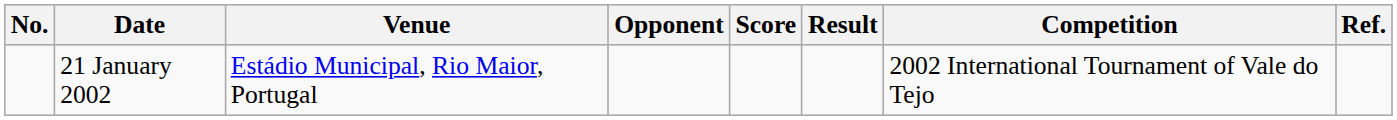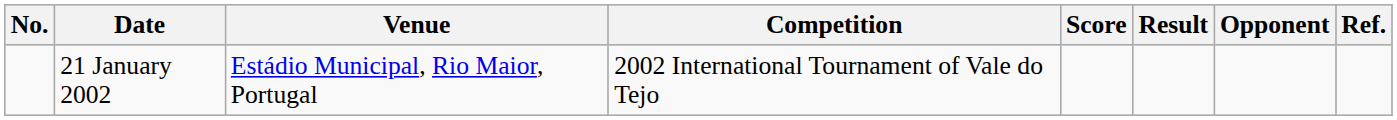columns swapped: (669, 24) <-> (1109, 24)
